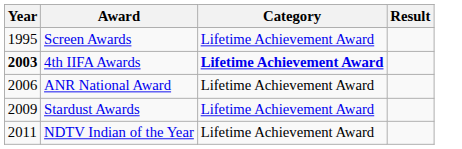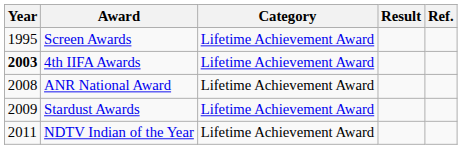+ column: (441, 16)
(292, 62) bold -> (287, 62) normal
(23, 86) 2006 -> (23, 86) 2008
